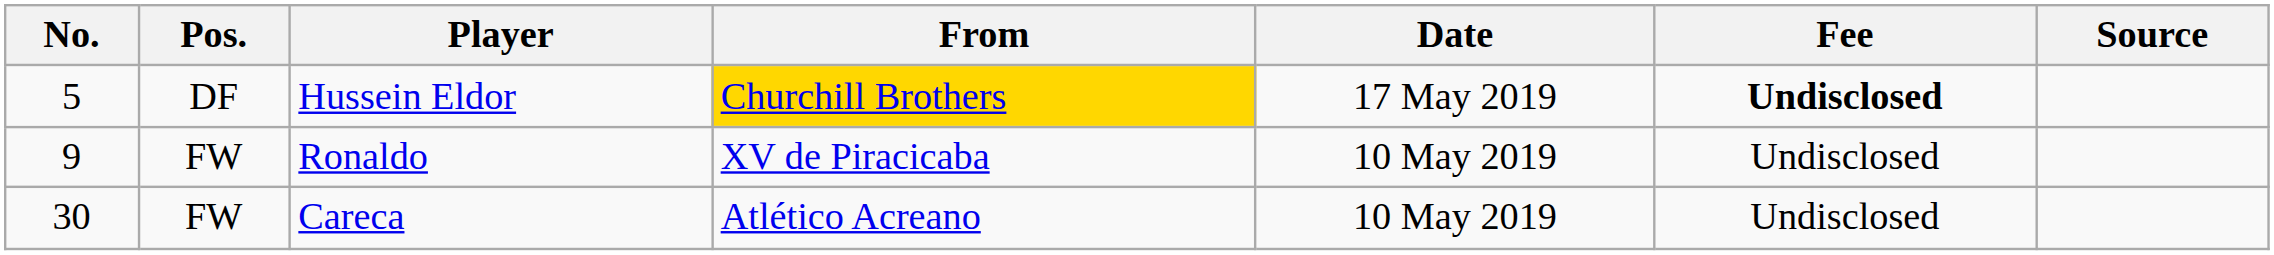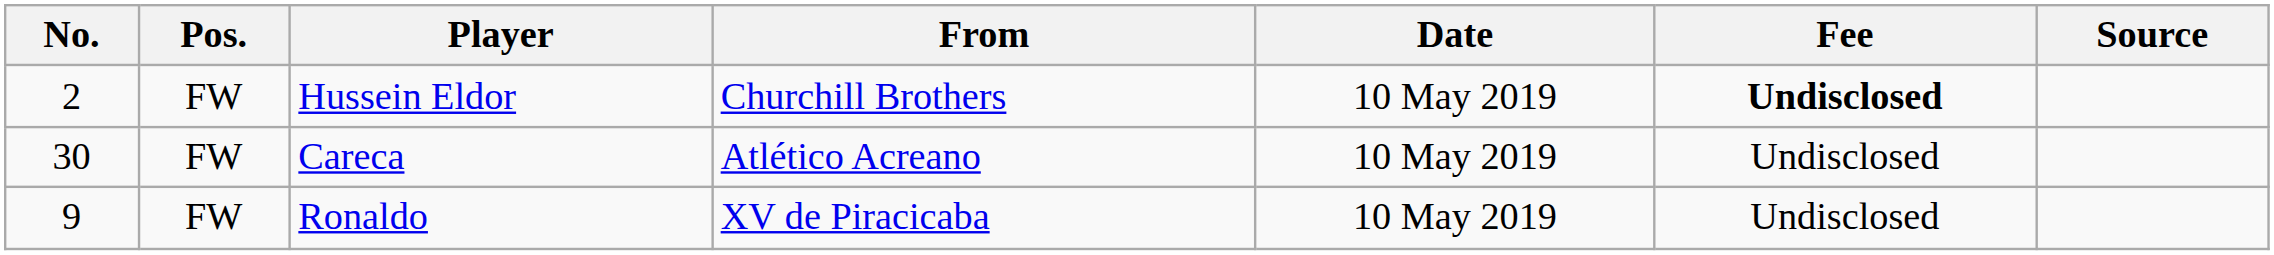(72, 95) 5 -> (72, 95) 2
(214, 95) DF -> (214, 95) FW
(864, 95) gold background -> (864, 95) no background
(1455, 95) 17 May 2019 -> (1455, 95) 10 May 2019
rows swapped: (363, 156) <-> (351, 216)
